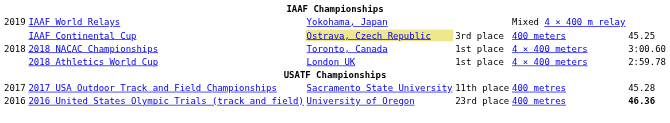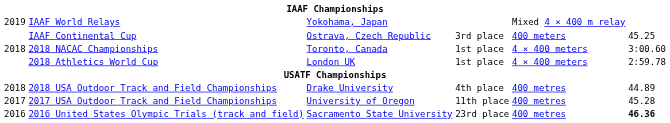(369, 35) khaki background -> (369, 35) no background
+ row: (153, 88)
(380, 88) Sacramento State University -> (361, 101) University of Oregon
(361, 101) University of Oregon -> (380, 114) Sacramento State University
